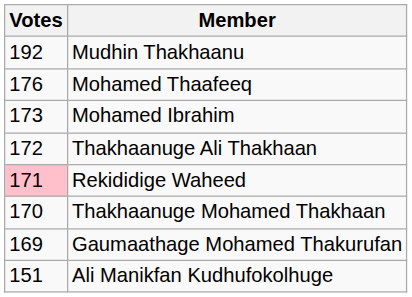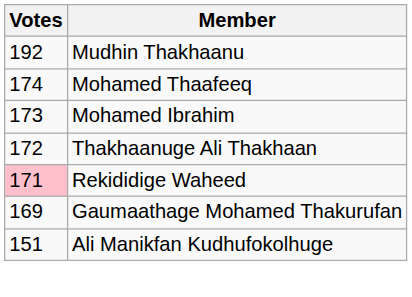(26, 84) 176 -> (26, 84) 174
- row: (229, 212)
